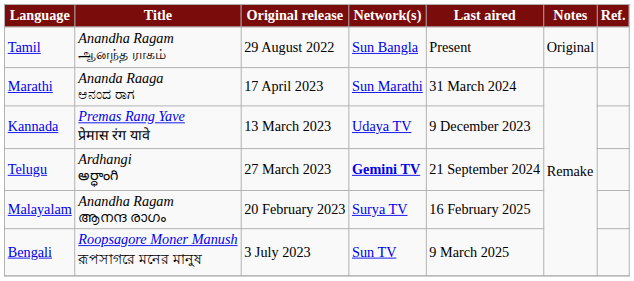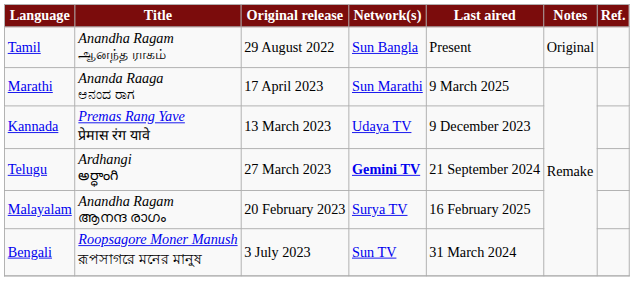(473, 86) 31 March 2024 -> (469, 86) 9 March 2025
(469, 252) 9 March 2025 -> (473, 252) 31 March 2024
